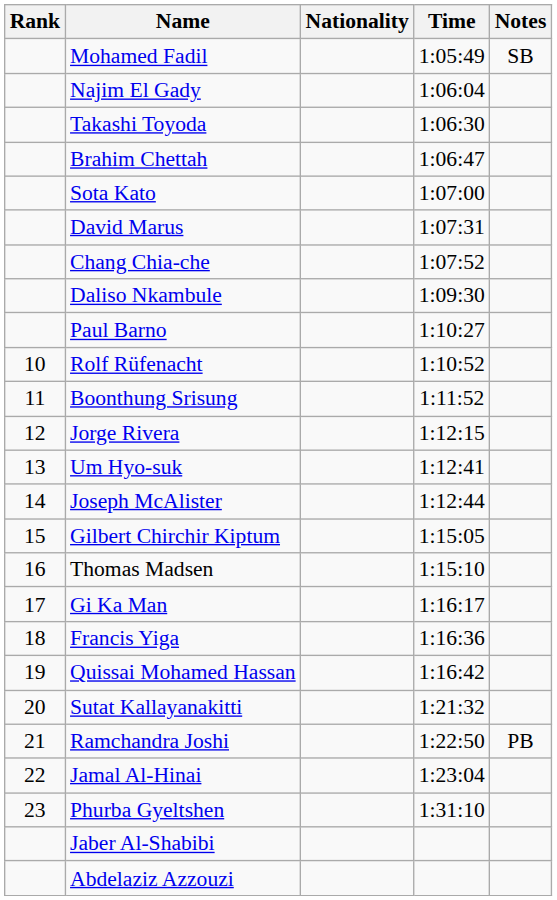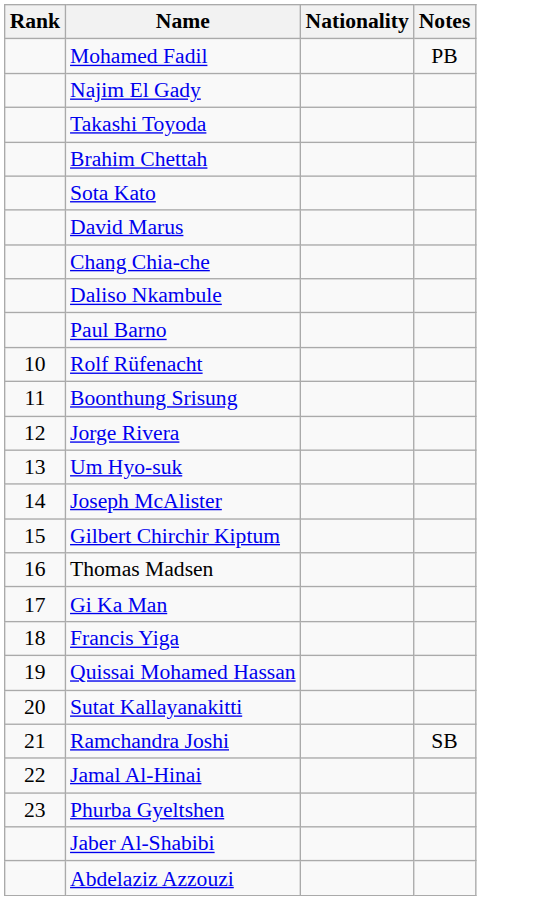- column: (452, 21)
(520, 55) SB -> (445, 55) PB
(520, 741) PB -> (445, 741) SB
